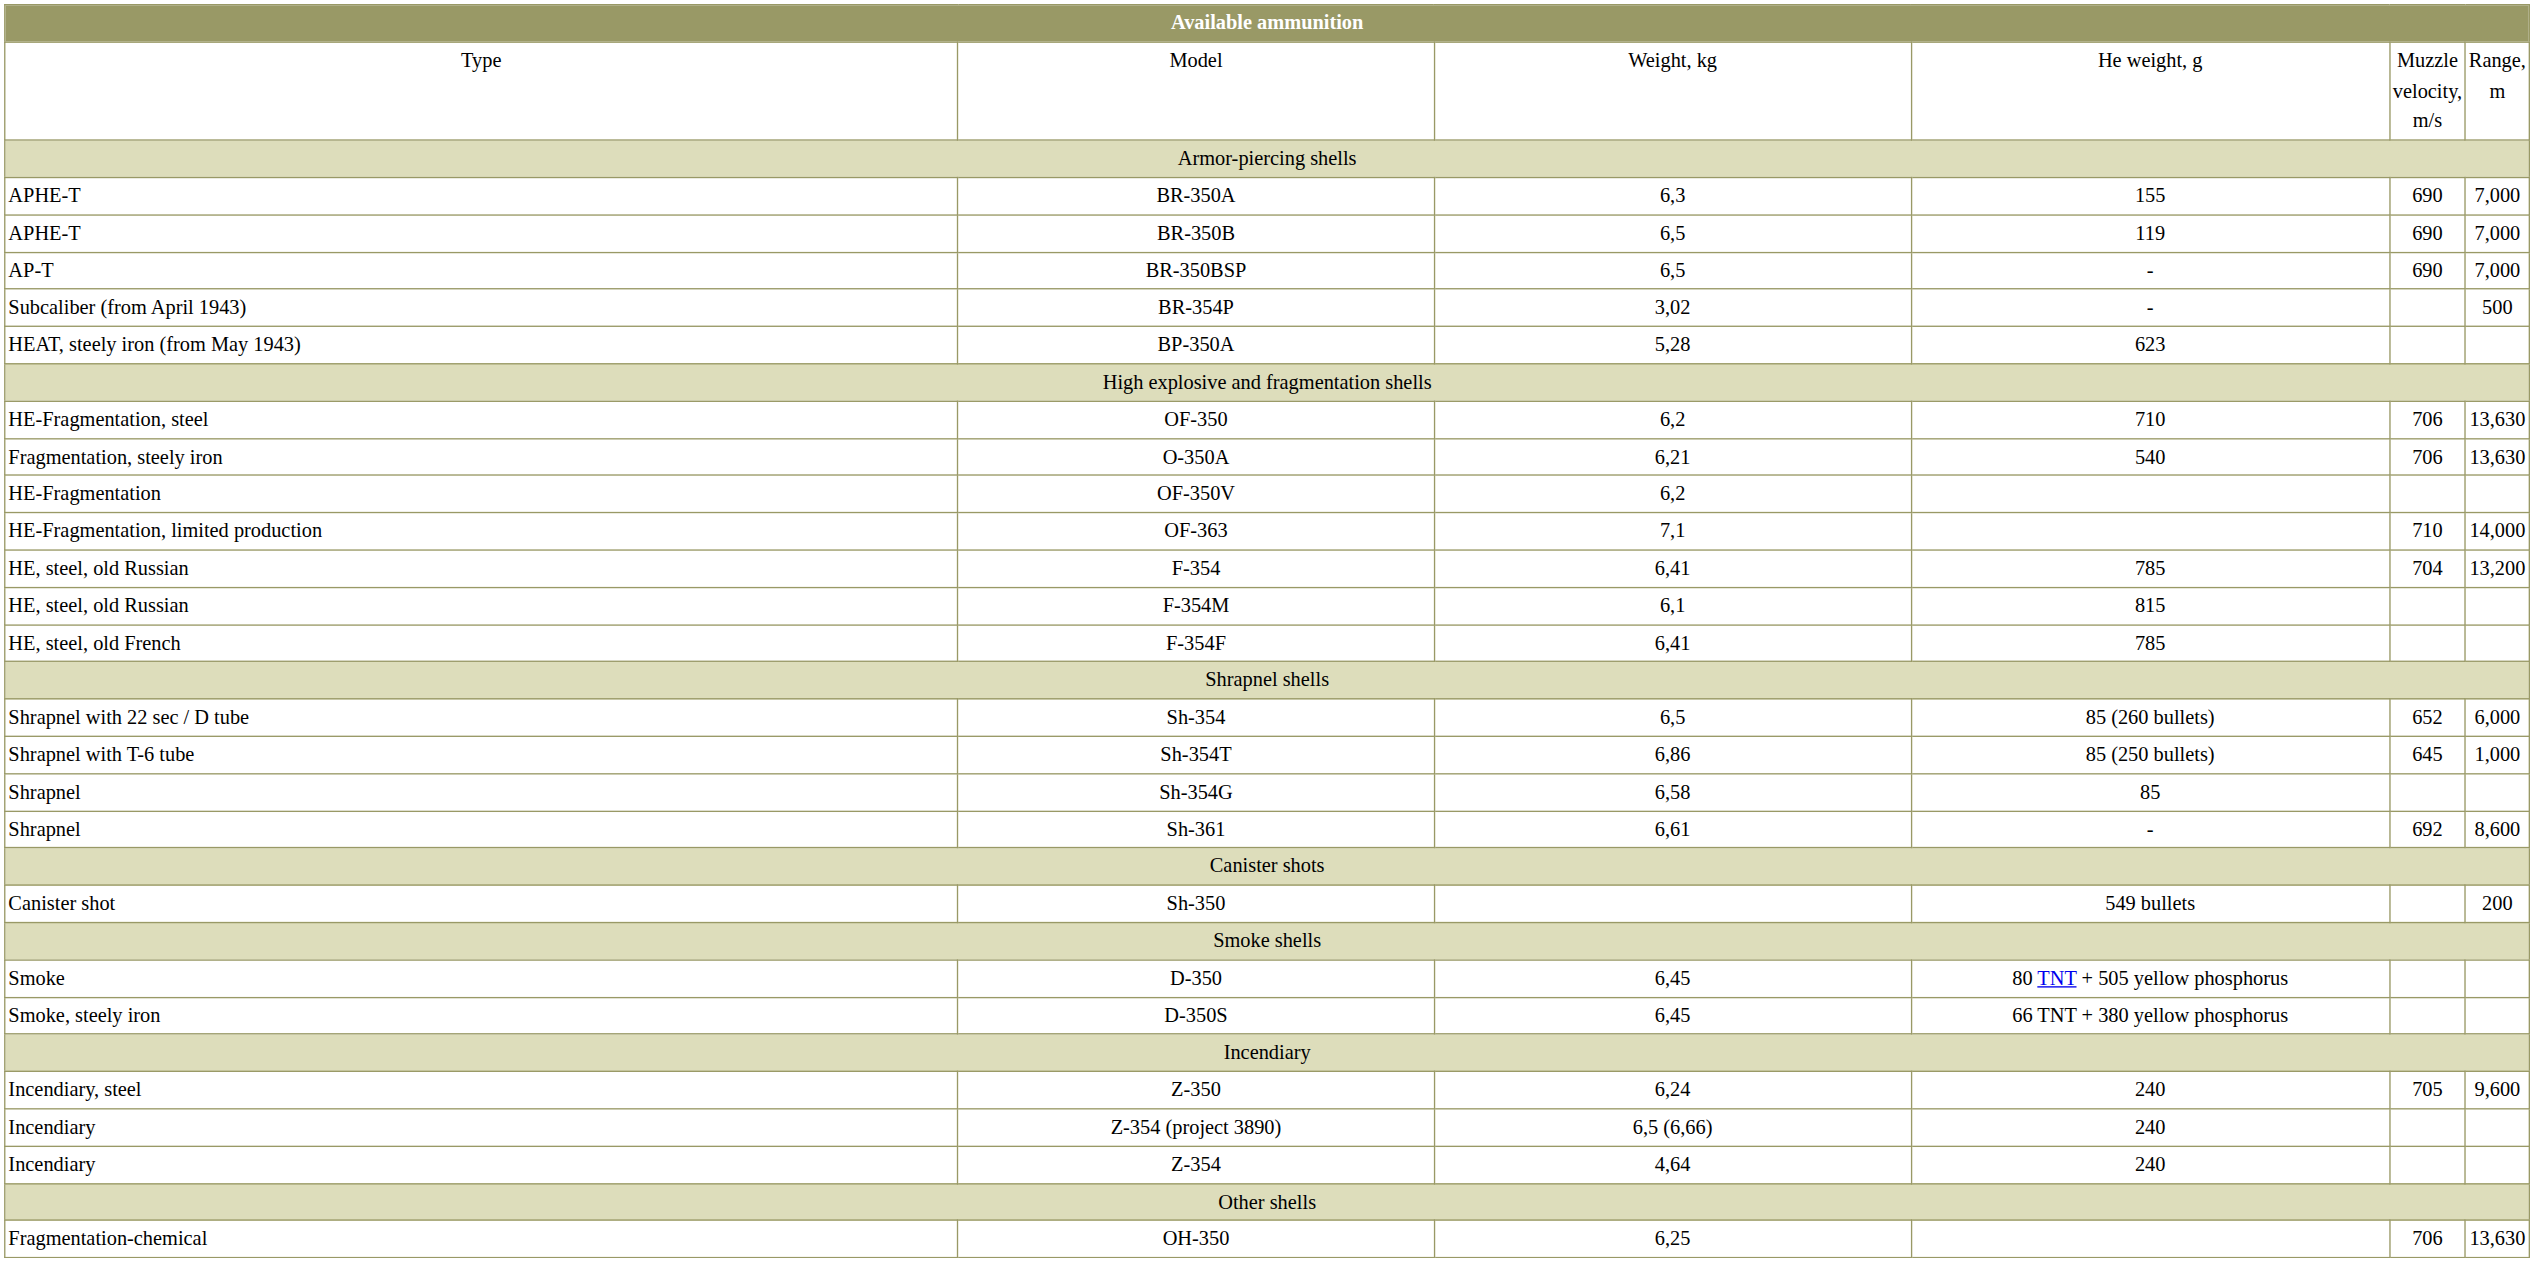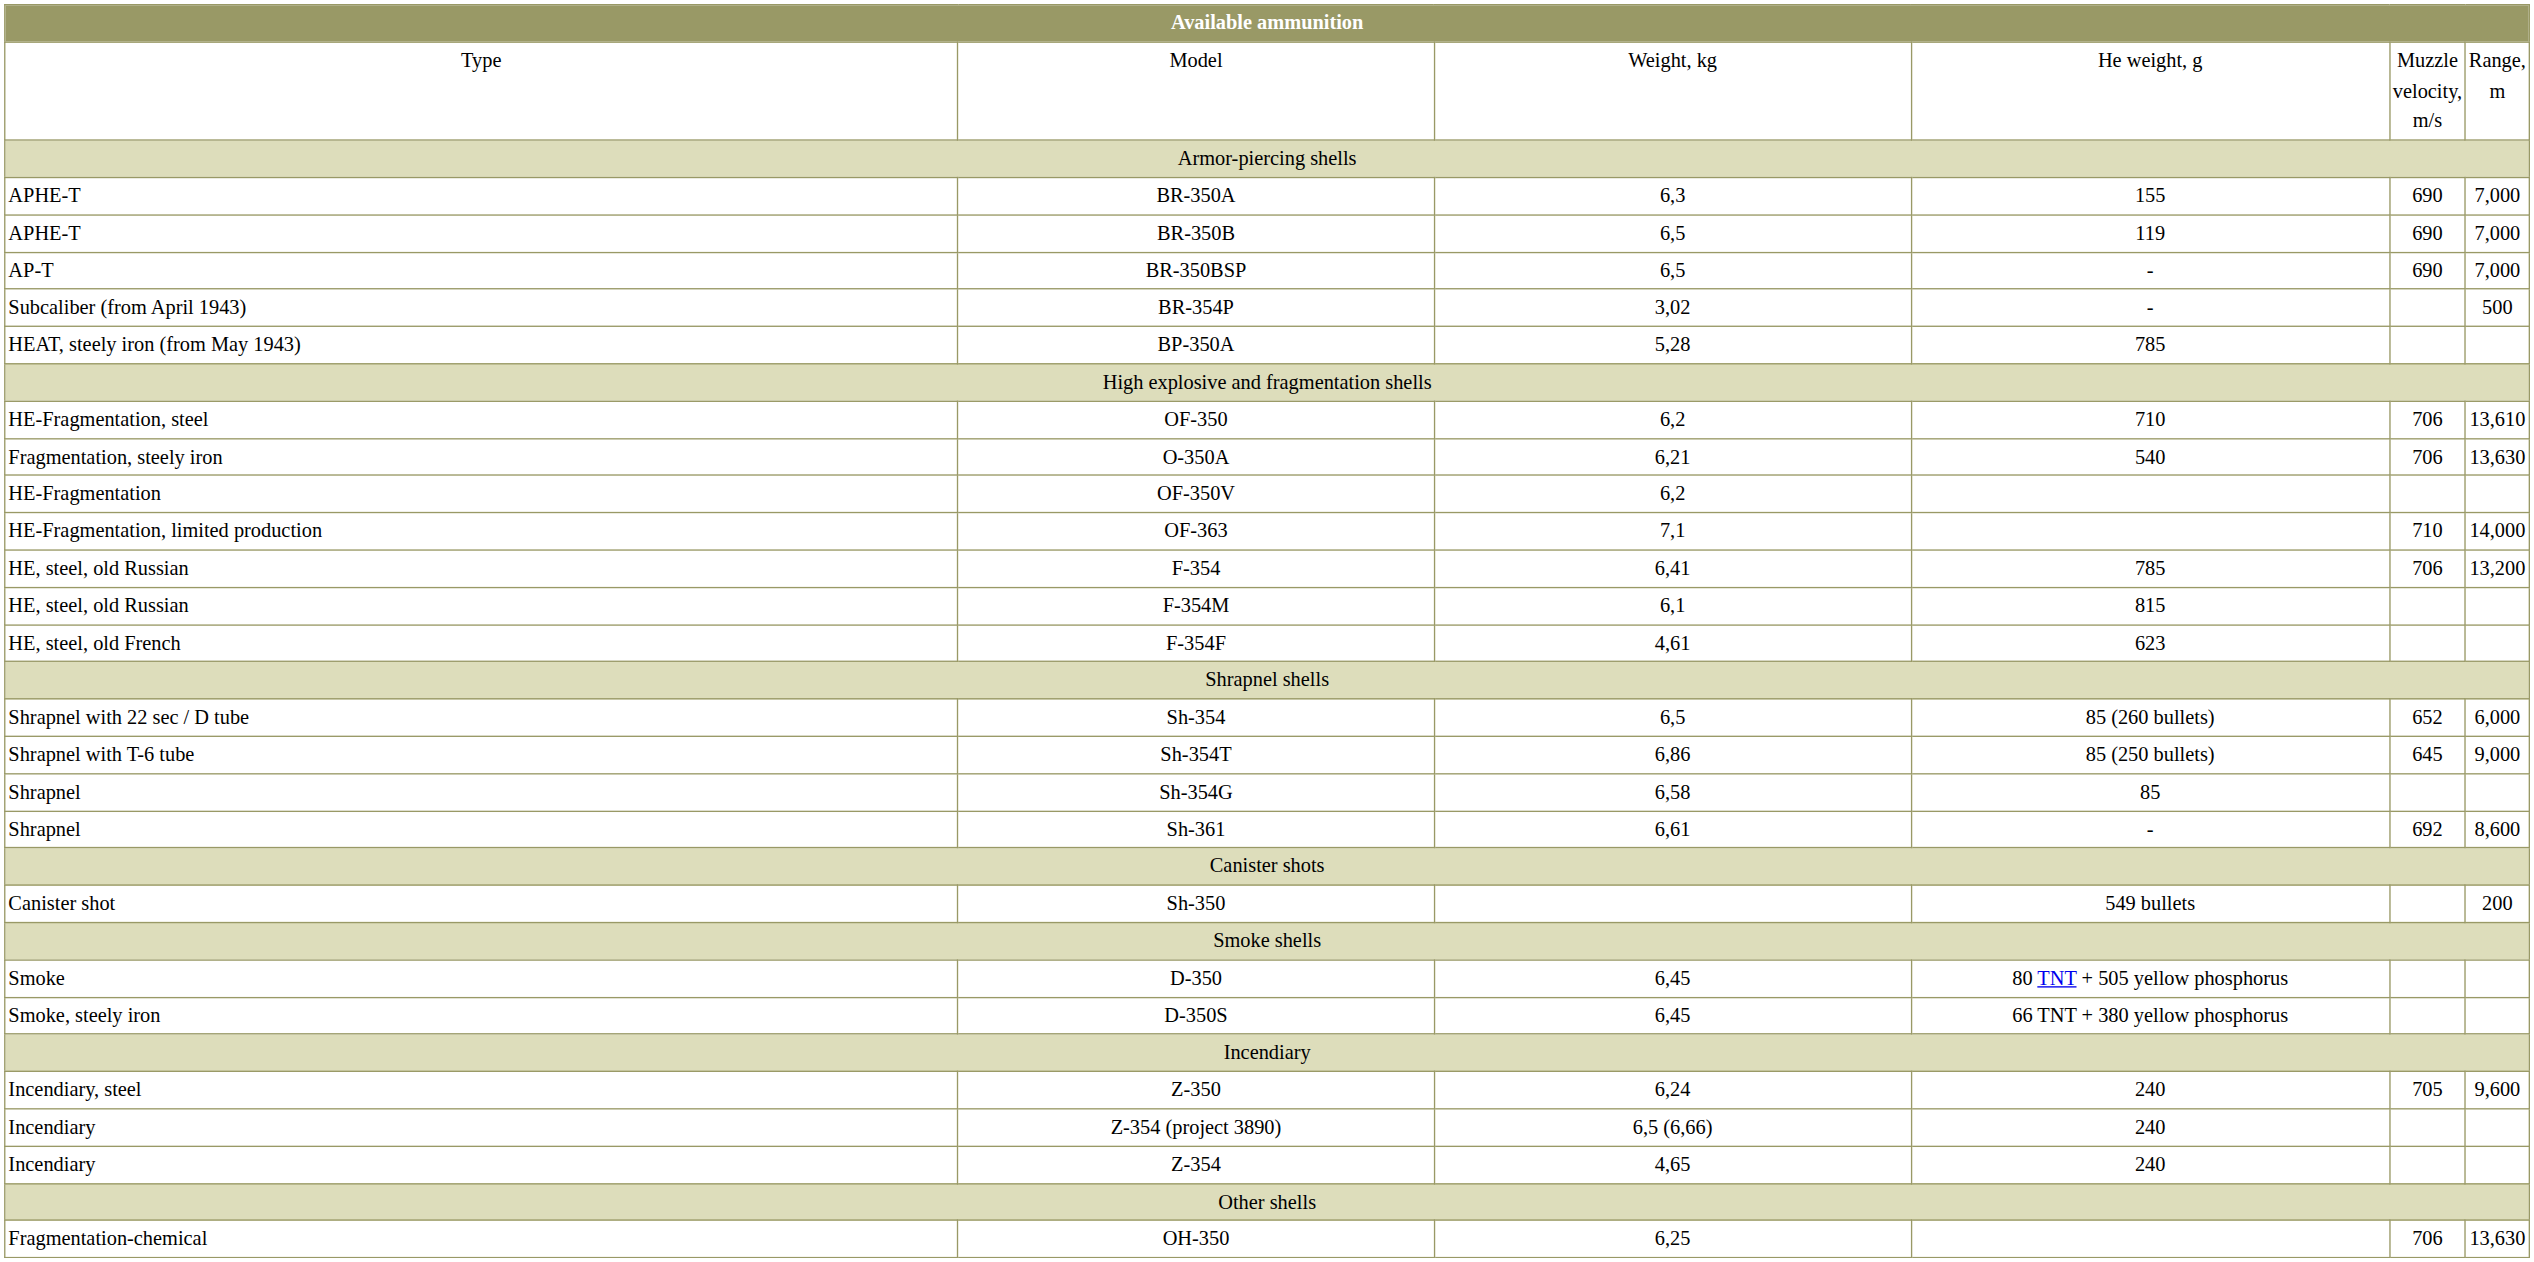(2150, 344) 623 -> (2150, 344) 785
(2497, 418) 13,630 -> (2497, 418) 13,610
(2427, 567) 704 -> (2427, 567) 706
(1673, 642) 6,41 -> (1673, 642) 4,61
(2150, 642) 785 -> (2150, 642) 623
(2497, 754) 1,000 -> (2497, 754) 9,000
(1673, 1163) 4,64 -> (1673, 1163) 4,65
